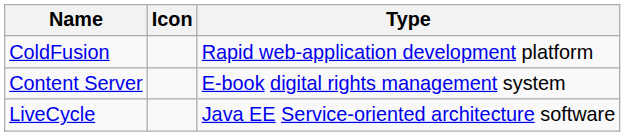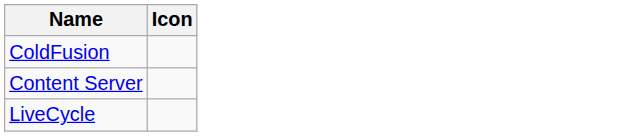- column: (408, 20)
